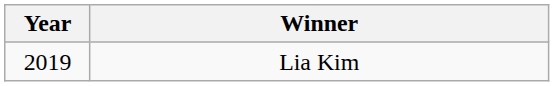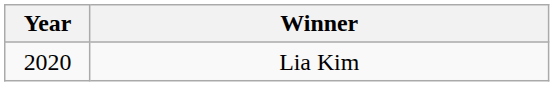(47, 61) 2019 -> (47, 61) 2020
